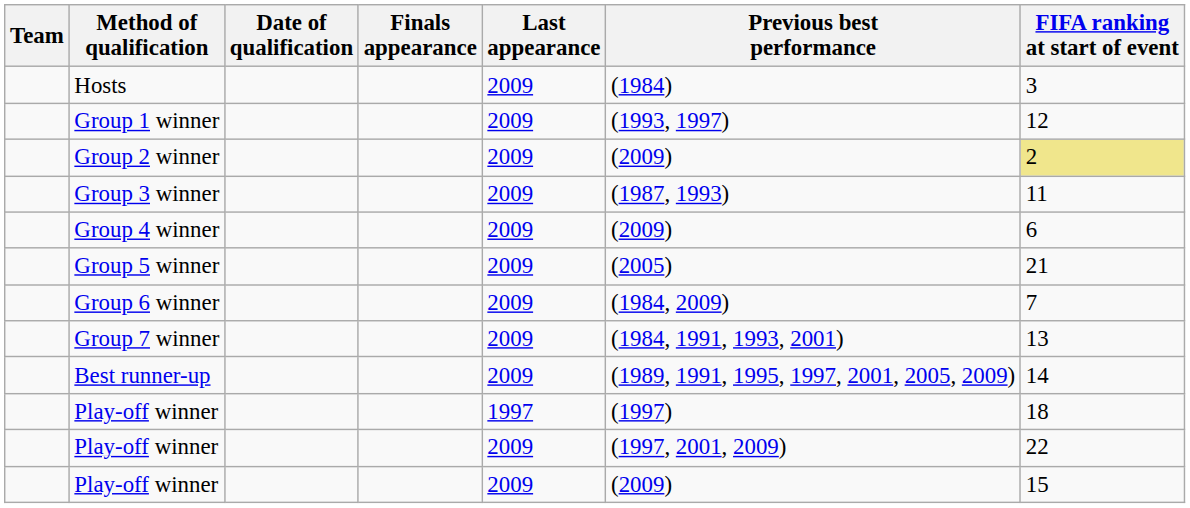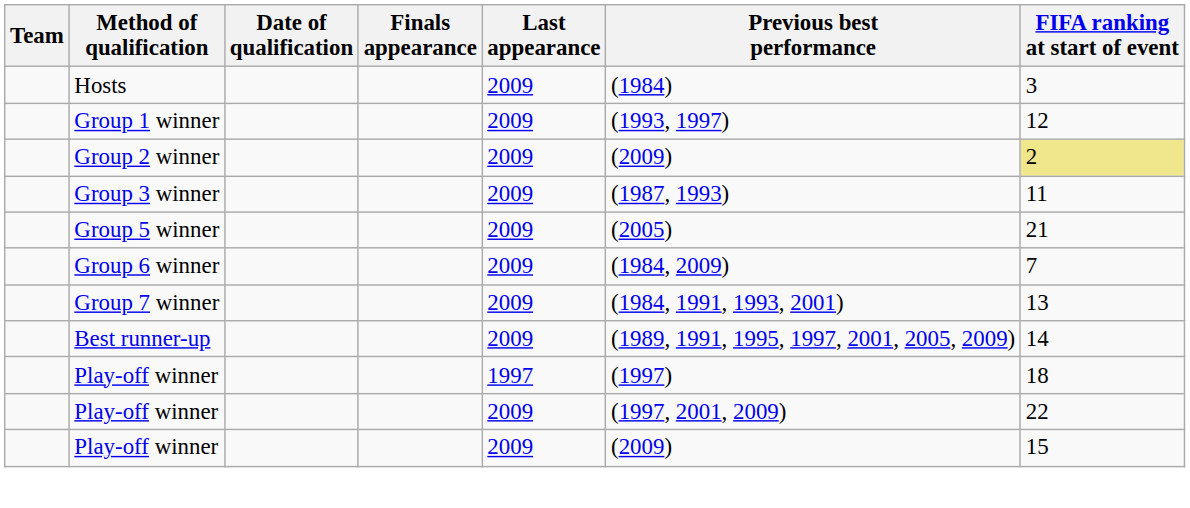- row: (37, 230)
